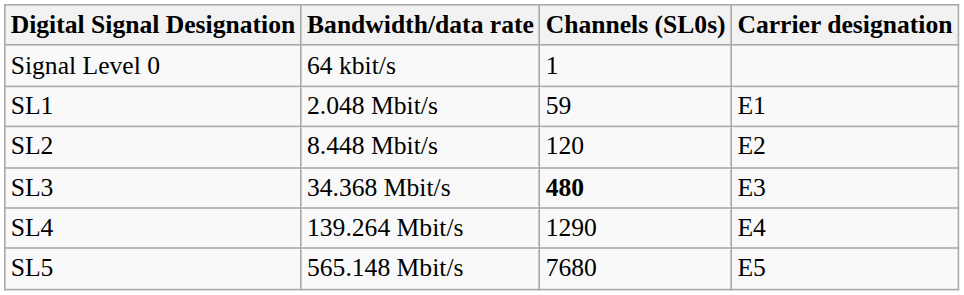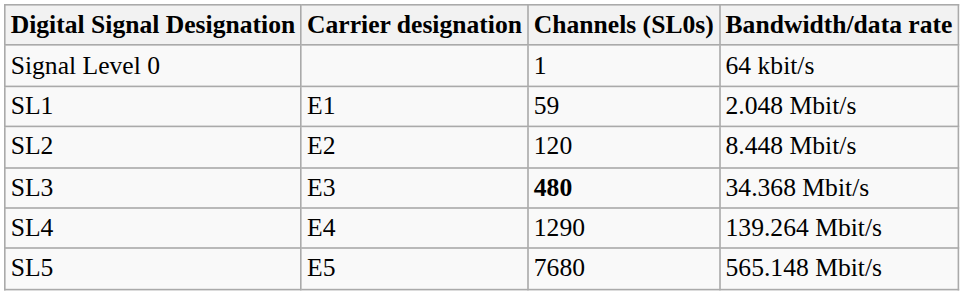columns swapped: (420, 24) <-> (845, 24)
